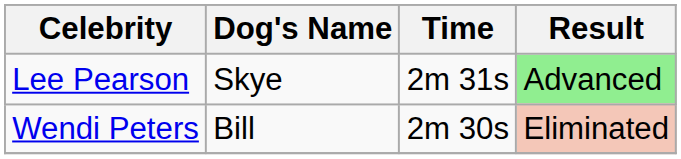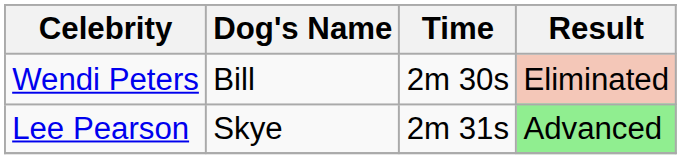rows swapped: (106, 128) <-> (101, 78)
